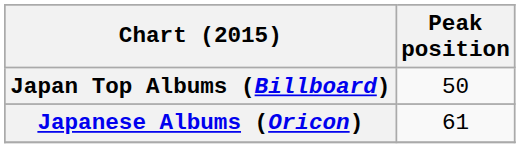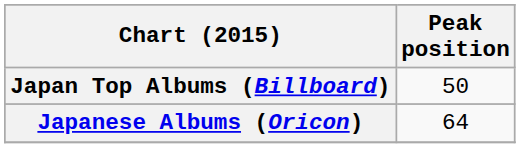(455, 123) 61 -> (455, 123) 64
